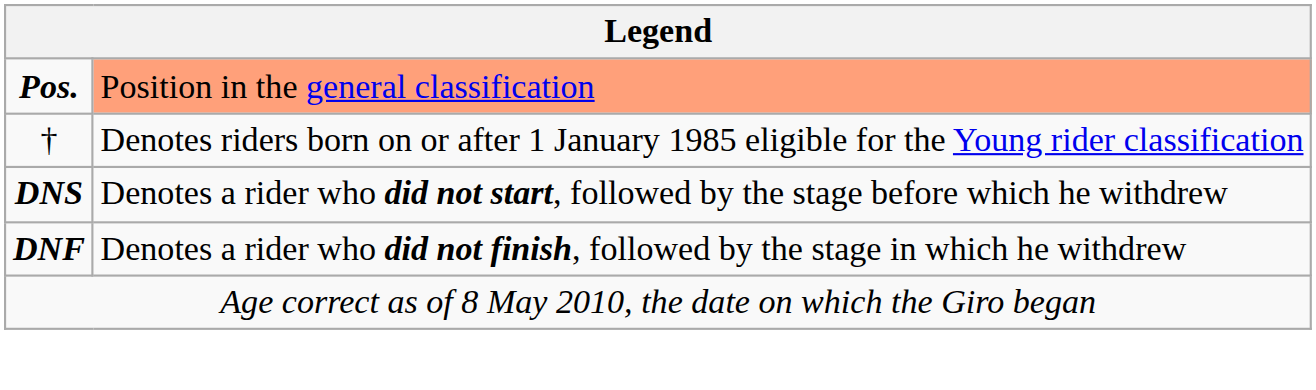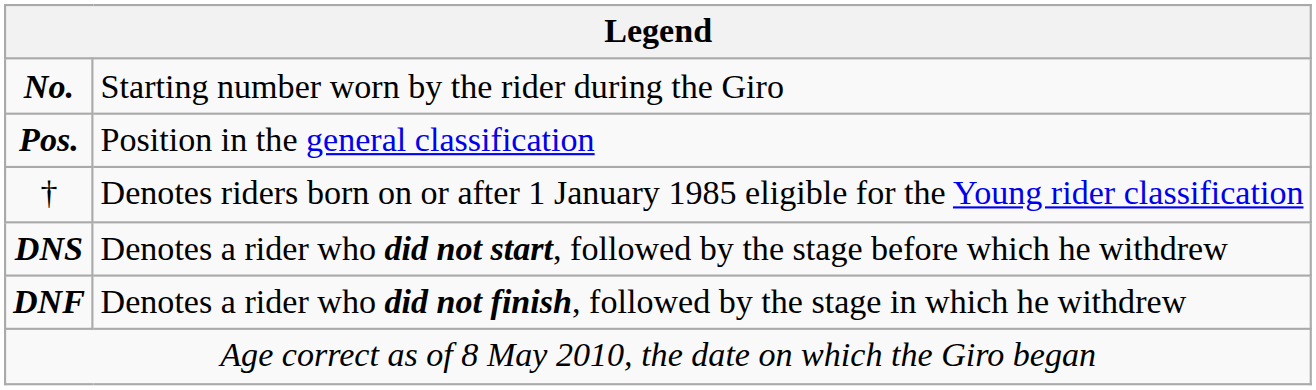+ row: (49, 85)
(348, 85) lightsalmon background -> (348, 139) no background
